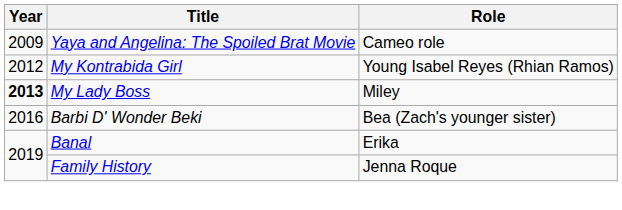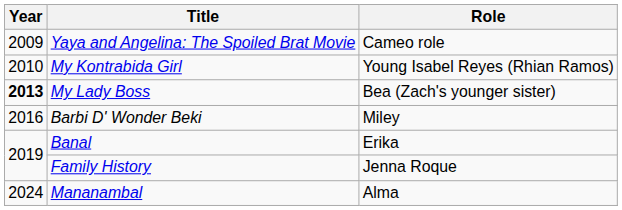(26, 67) 2012 -> (26, 67) 2010
(381, 92) Miley -> (459, 92) Bea (Zach's younger sister)
(459, 117) Bea (Zach's younger sister) -> (381, 117) Miley
+ row: (96, 192)
